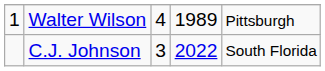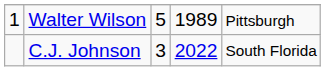(160, 19) 4 -> (160, 19) 5
